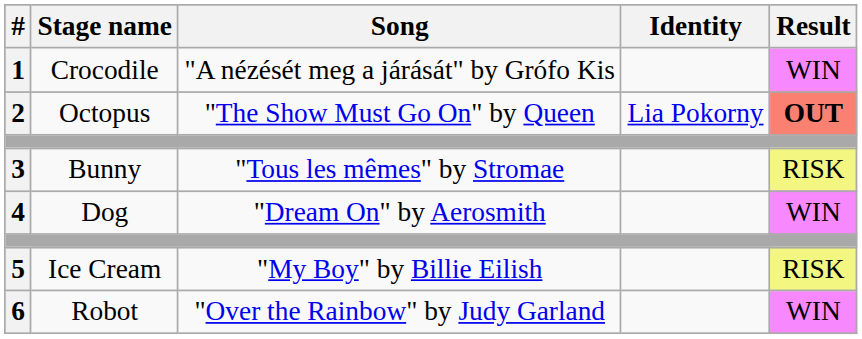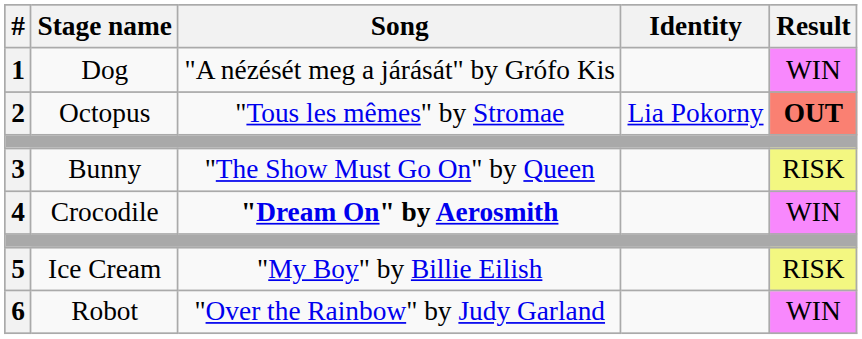(105, 69) Crocodile -> (105, 69) Dog
(400, 112) "The Show Must Go On" by Queen -> (400, 112) "Tous les mêmes" by Stromae
(400, 168) "Tous les mêmes" by Stromae -> (400, 168) "The Show Must Go On" by Queen
(105, 212) Dog -> (105, 212) Crocodile
(400, 212) normal -> (400, 212) bold
